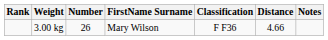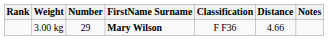(86, 27) 26 -> (86, 27) 29
(133, 27) normal -> (135, 27) bold
